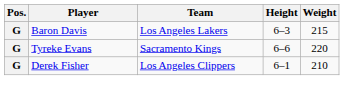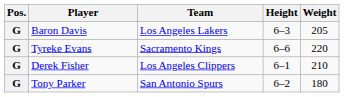(320, 30) 215 -> (320, 30) 205
+ row: (58, 83)
